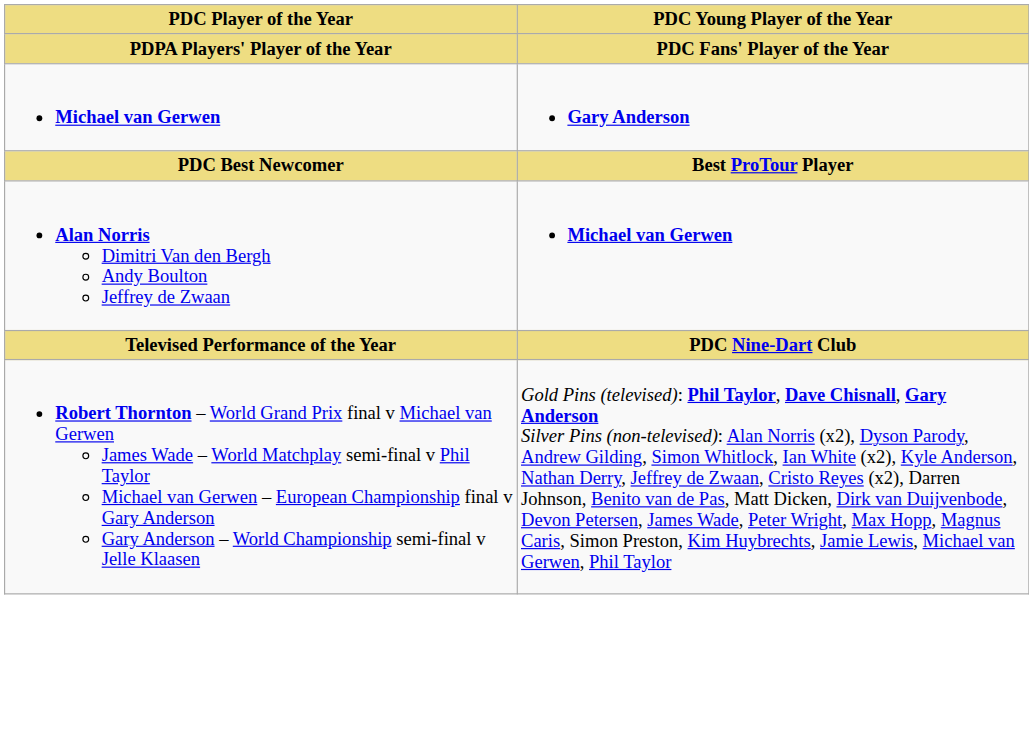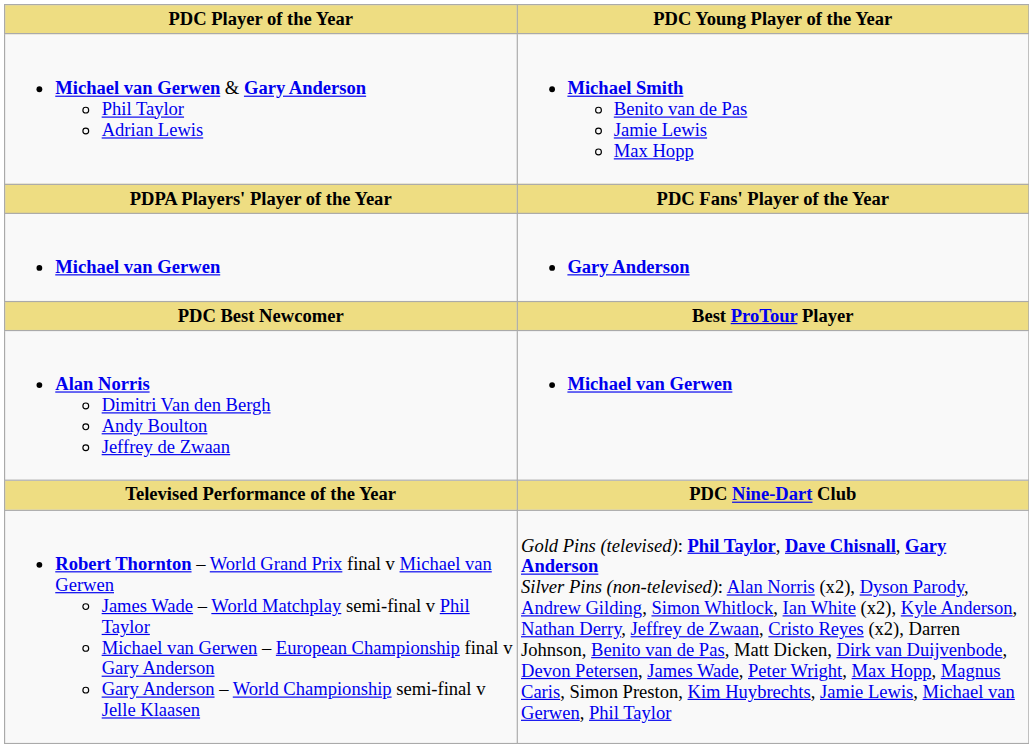+ row: (261, 109)
